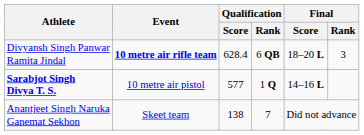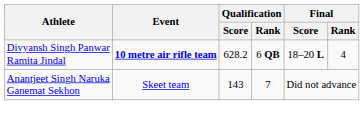(235, 55) 628.4 -> (235, 55) 628.2
(343, 55) 3 -> (343, 55) 4
- row: (41, 85)
(235, 115) 138 -> (235, 85) 143
